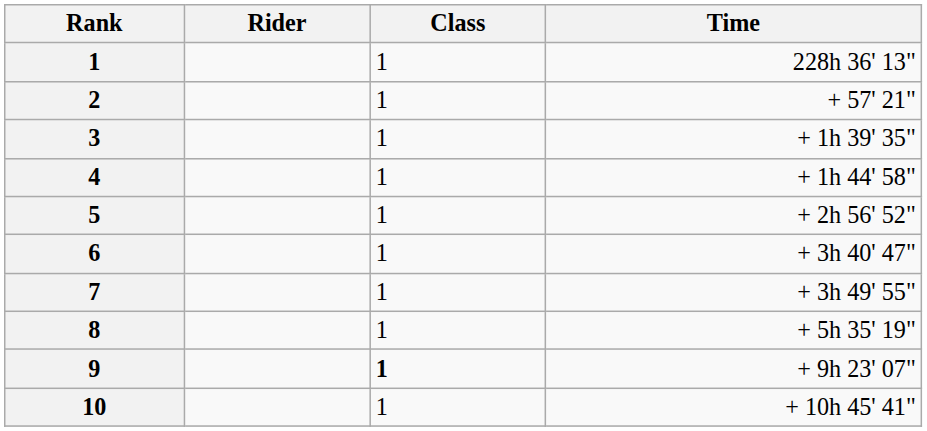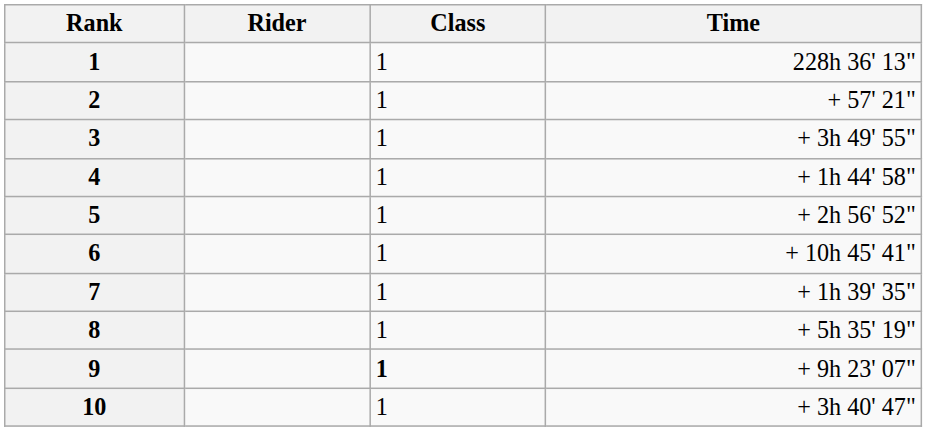(857, 138) + 1h 39' 35" -> (857, 138) + 3h 49' 55"
(857, 253) + 3h 40' 47" -> (850, 253) + 10h 45' 41"
(857, 291) + 3h 49' 55" -> (857, 291) + 1h 39' 35"
(850, 406) + 10h 45' 41" -> (857, 406) + 3h 40' 47"
